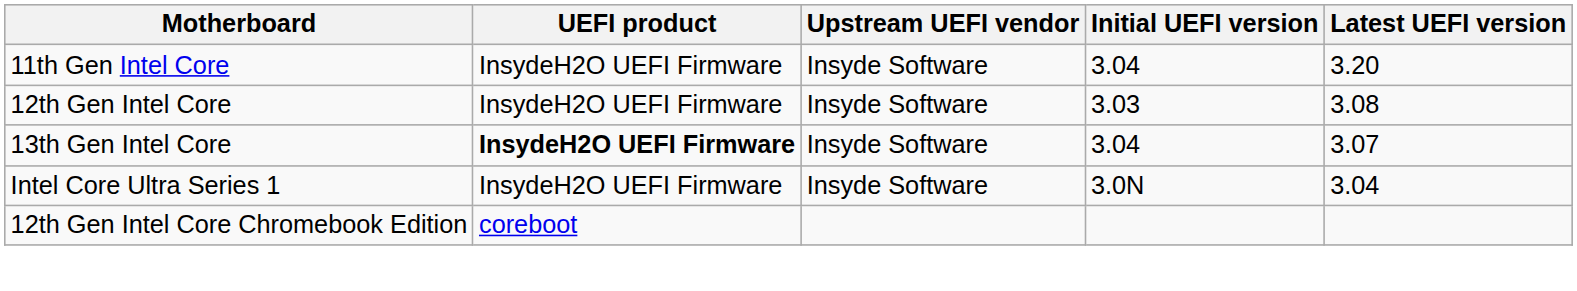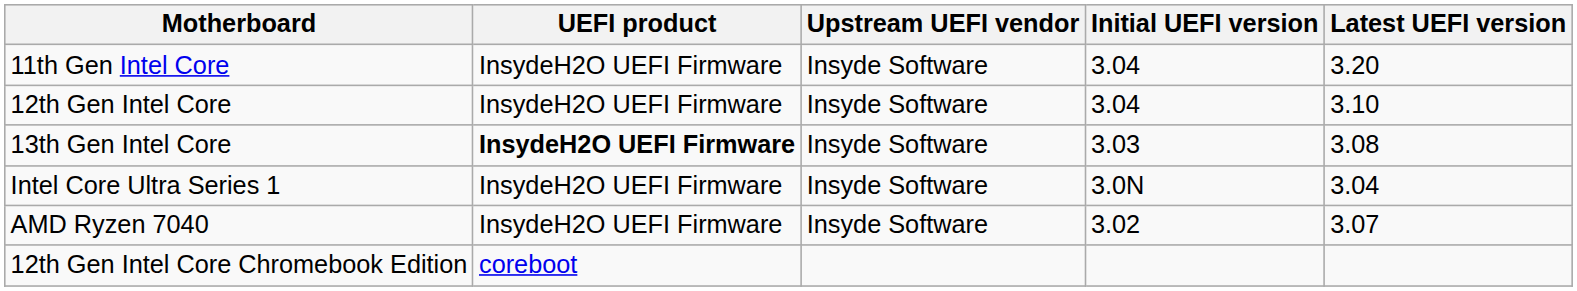(1116, 104) 3.03 -> (1116, 104) 3.04
(1355, 104) 3.08 -> (1355, 104) 3.10
(1116, 144) 3.04 -> (1116, 144) 3.03
(1355, 144) 3.07 -> (1355, 144) 3.08
+ row: (110, 225)
